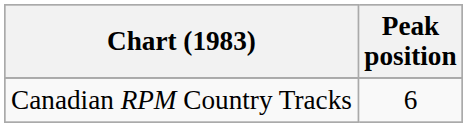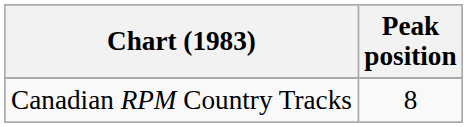(410, 99) 6 -> (410, 99) 8
